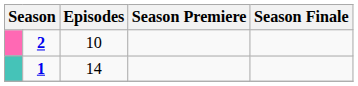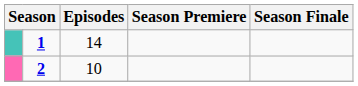rows swapped: (41, 68) <-> (41, 42)
